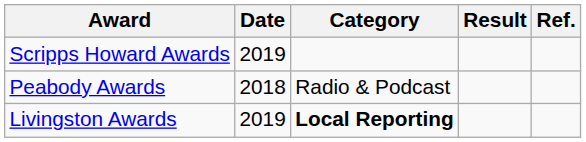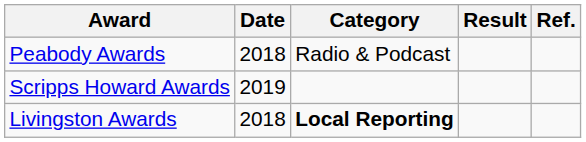rows swapped: (87, 86) <-> (120, 53)
(263, 119) 2019 -> (263, 119) 2018
